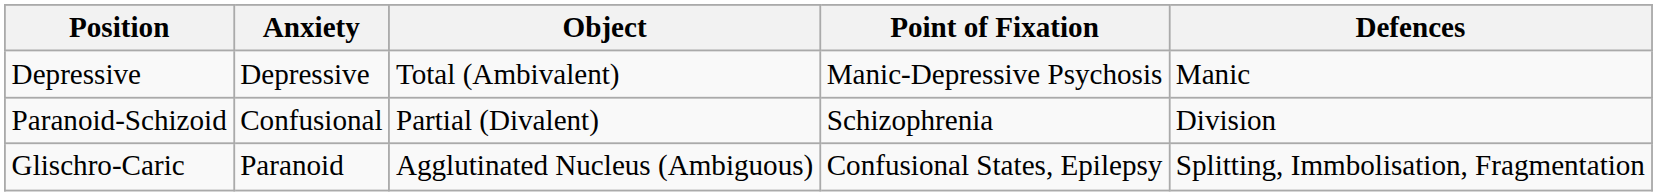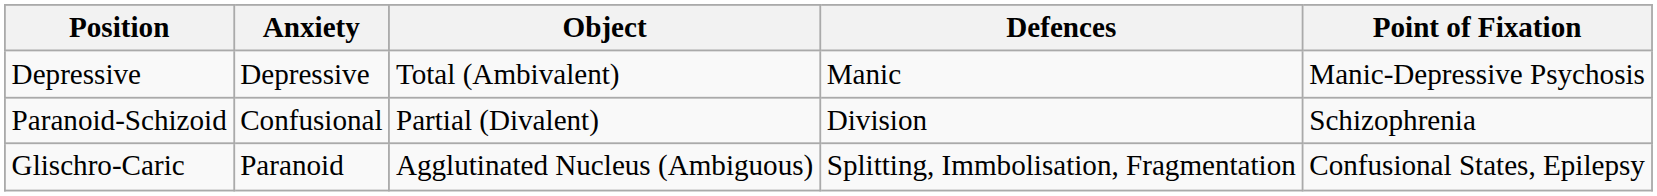columns swapped: (1410, 27) <-> (995, 27)
